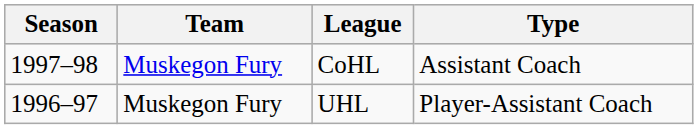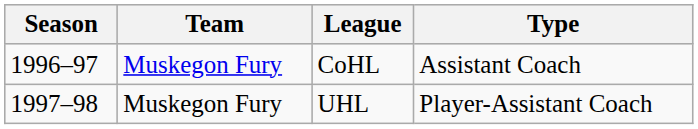(54, 63) 1997–98 -> (54, 63) 1996–97
(54, 103) 1996–97 -> (54, 103) 1997–98
